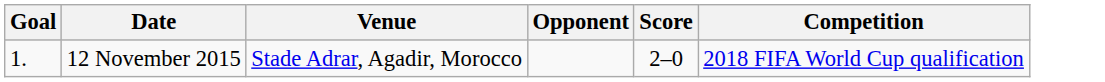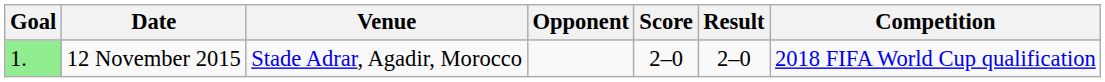+ column: (734, 22)
(18, 58) no background -> (18, 58) lightgreen background
